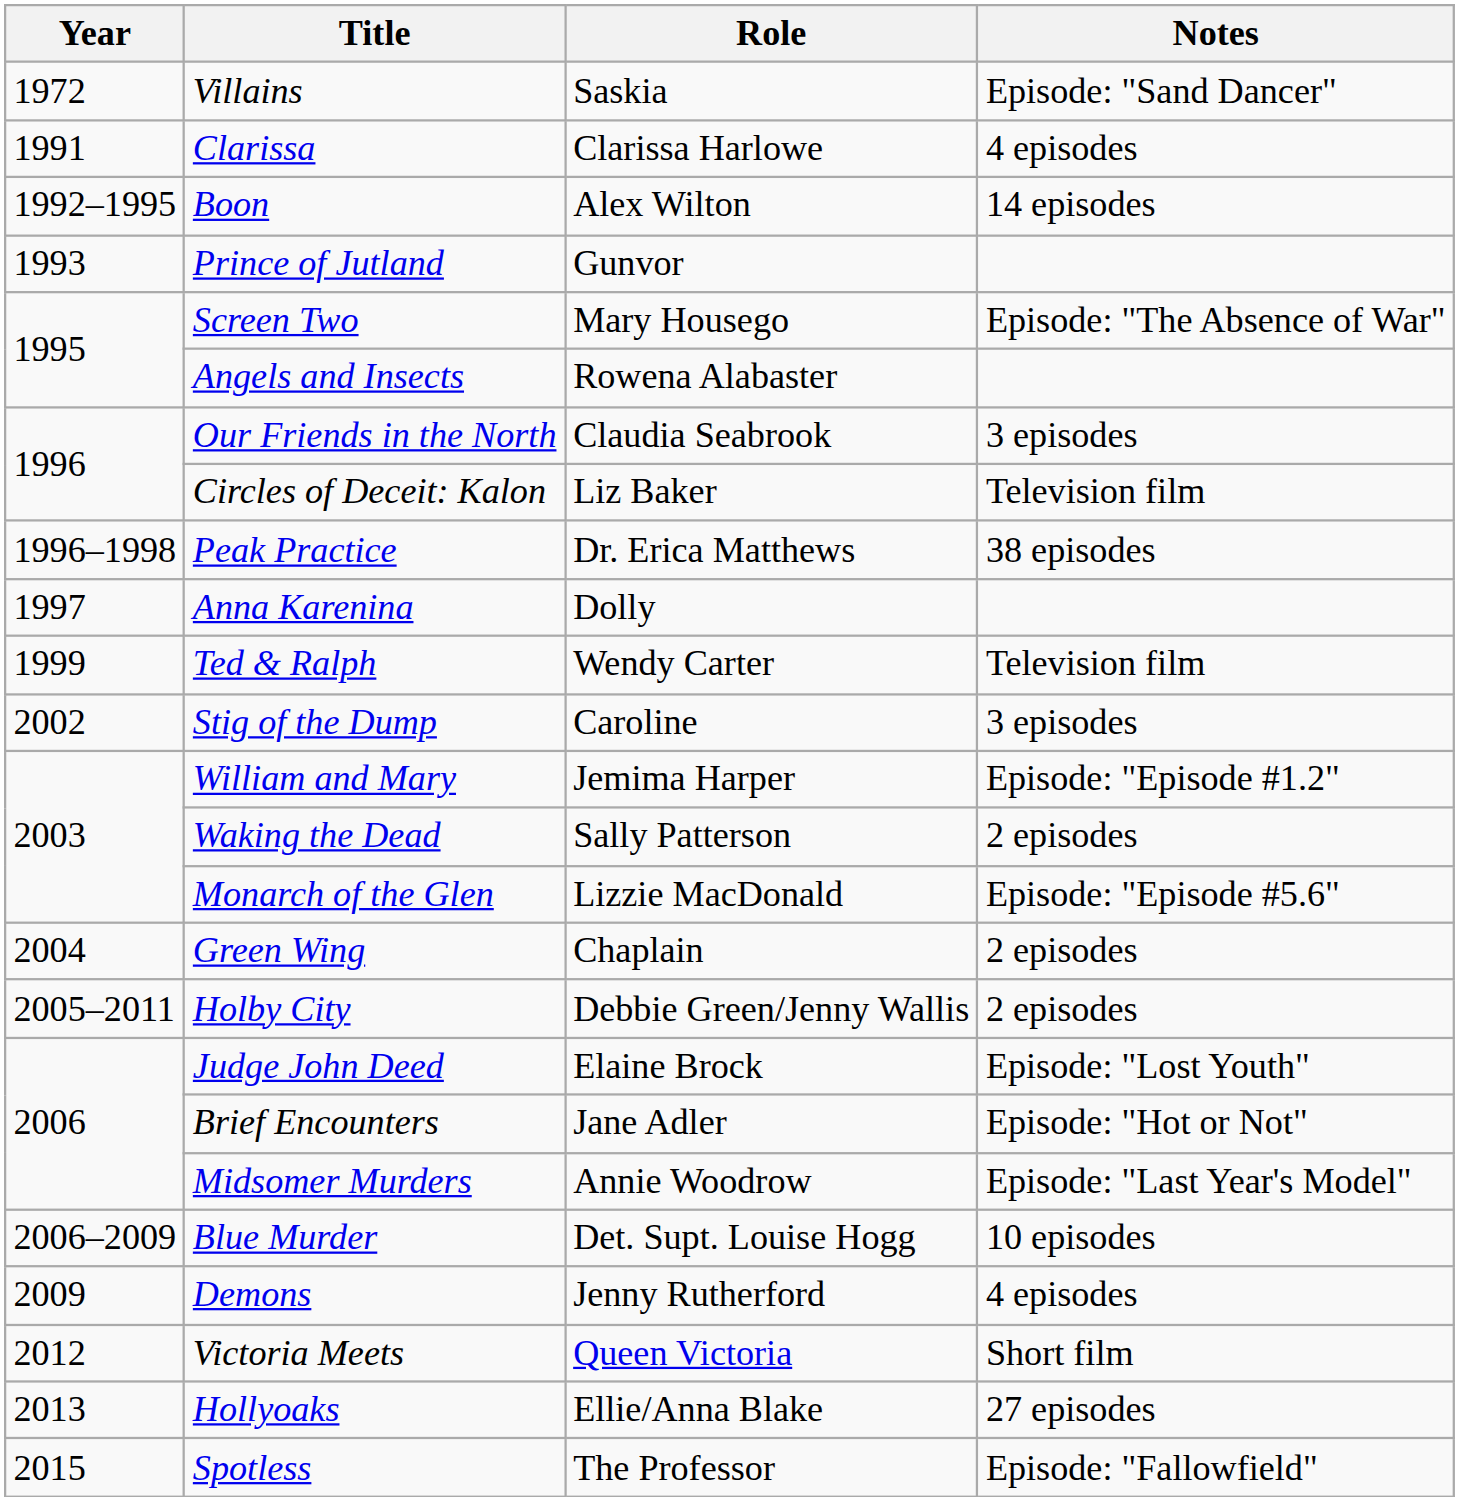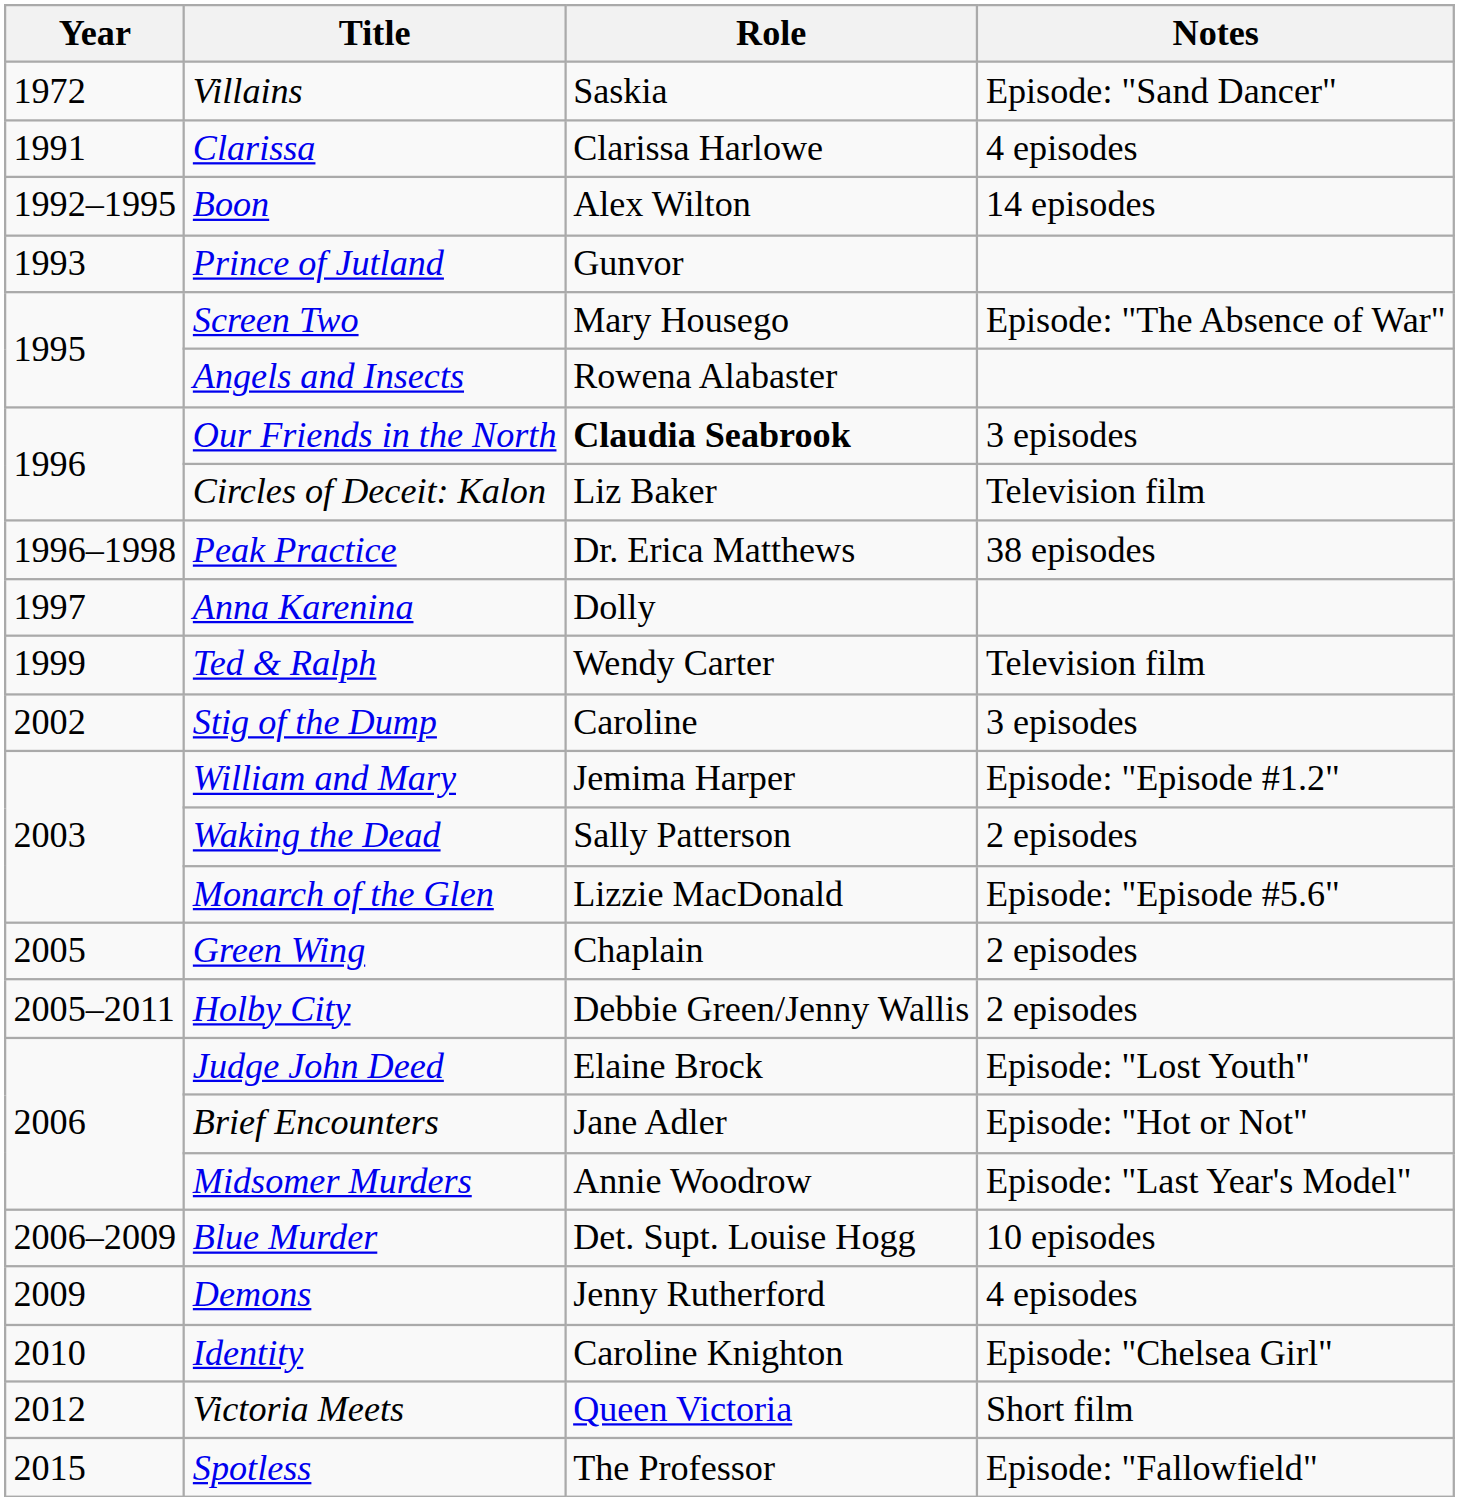(702, 434) normal -> (712, 434) bold
(50, 950) 2004 -> (50, 950) 2005
+ row: (248, 1352)
- row: (266, 1409)
